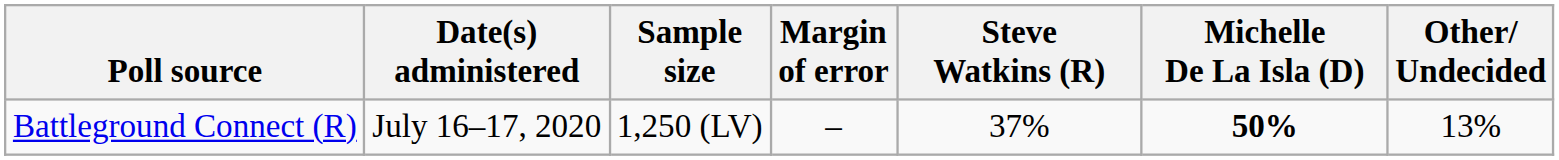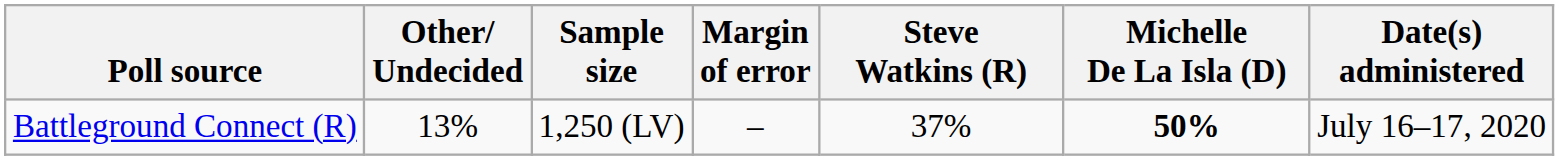columns swapped: (487, 51) <-> (1471, 51)
